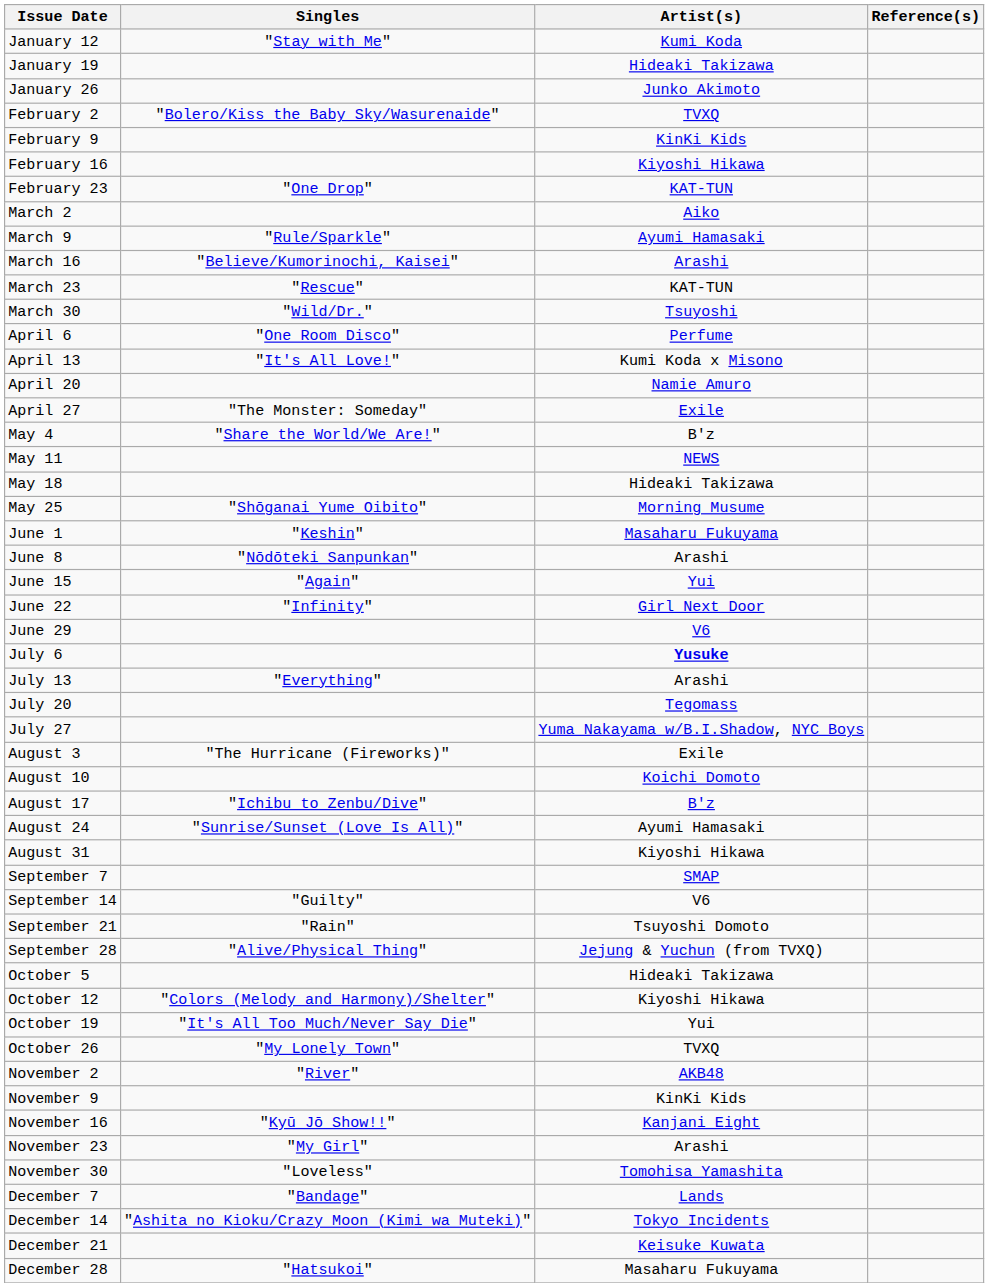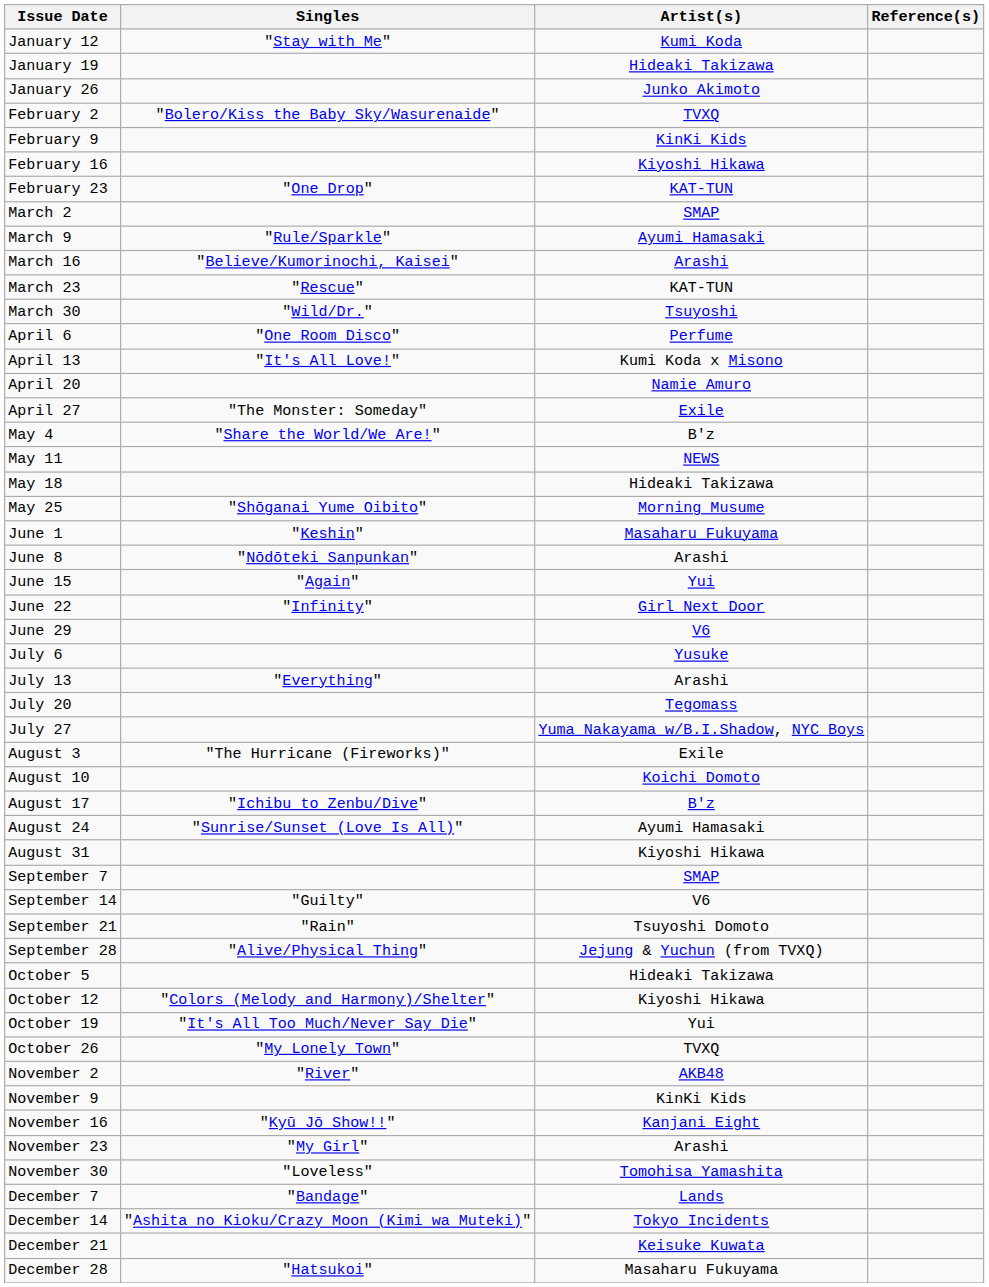(701, 213) Aiko -> (701, 213) SMAP
(701, 656) bold -> (701, 656) normal
